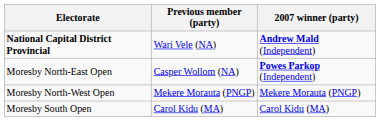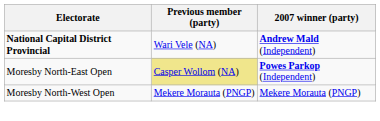(196, 71) no background -> (196, 71) khaki background
- row: (49, 108)
